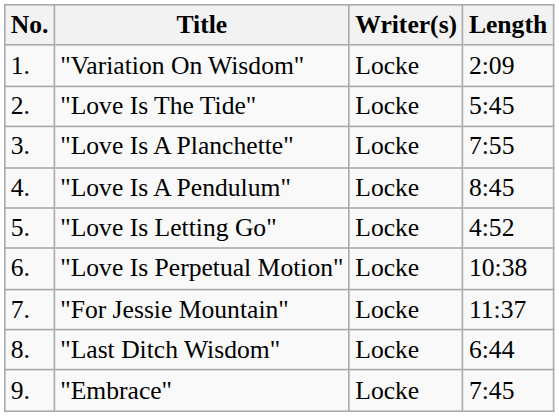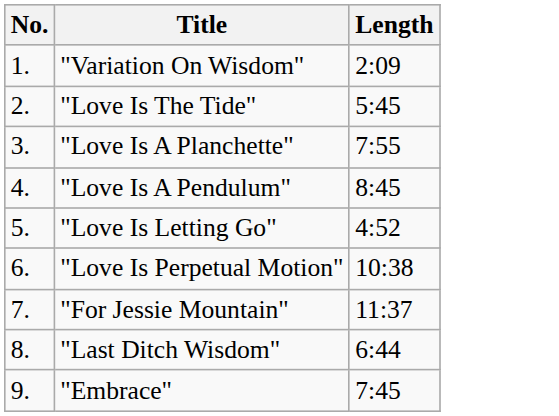- column: (406, 24)
